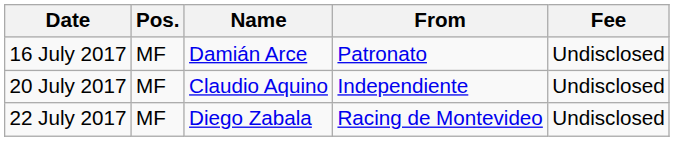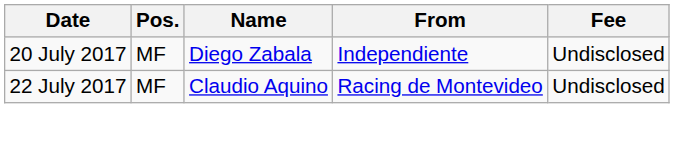- row: (68, 53)
(259, 86) Claudio Aquino -> (250, 53) Diego Zabala
(250, 119) Diego Zabala -> (259, 86) Claudio Aquino
